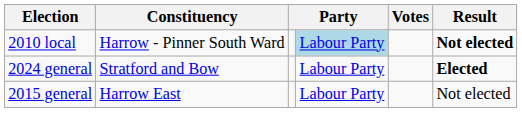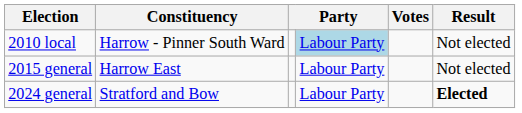(475, 42) bold -> (473, 42) normal
rows swapped: (50, 94) <-> (50, 68)
